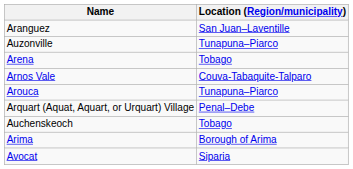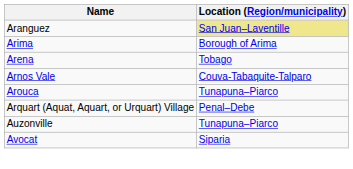(244, 28) no background -> (244, 28) khaki background
rows swapped: (20, 140) <-> (30, 44)
- row: (40, 124)
